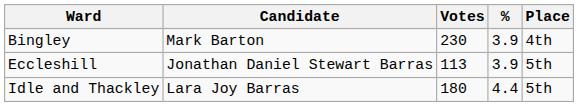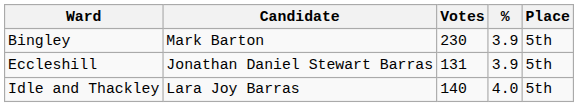(539, 41) 4th -> (539, 41) 5th
(454, 65) 113 -> (454, 65) 131
(454, 89) 180 -> (454, 89) 140
(505, 89) 4.4 -> (505, 89) 4.0
